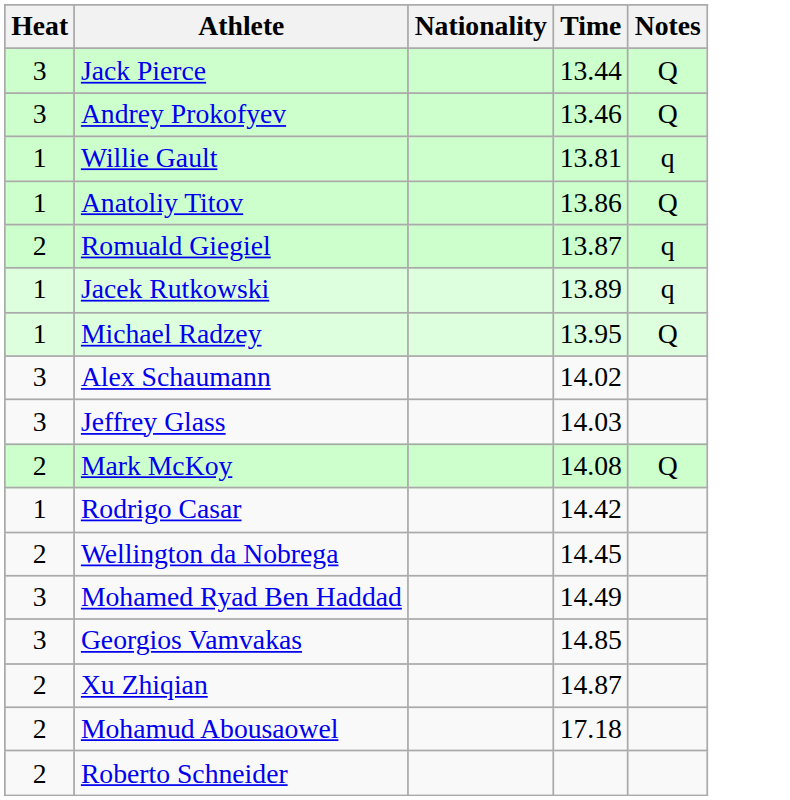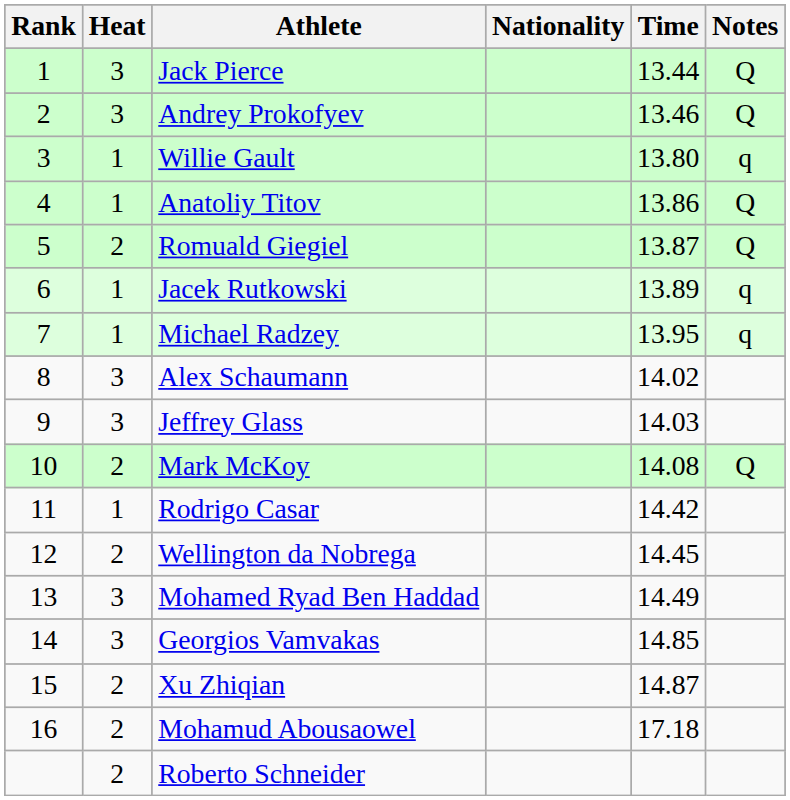+ column: (44, 26)
(591, 158) 13.81 -> (668, 158) 13.80
(668, 245) q -> (745, 245) Q
(668, 333) Q -> (745, 333) q
